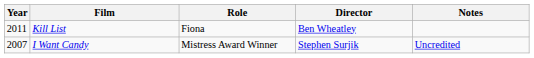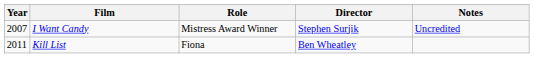rows swapped: (60, 45) <-> (49, 28)
